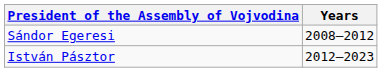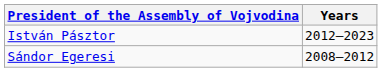rows swapped: (61, 36) <-> (61, 56)
